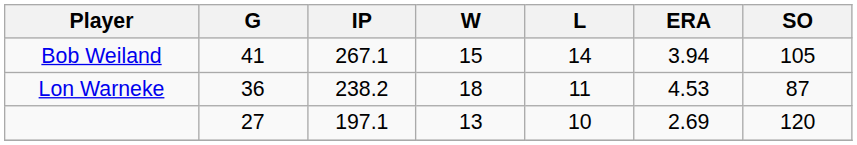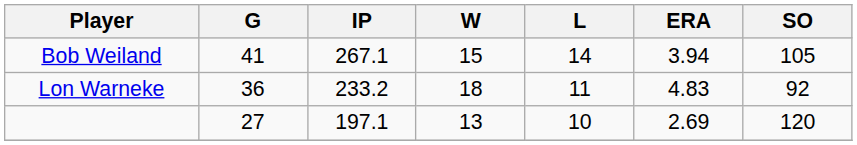(362, 88) 238.2 -> (362, 88) 233.2
(689, 88) 4.53 -> (689, 88) 4.83
(798, 88) 87 -> (798, 88) 92
